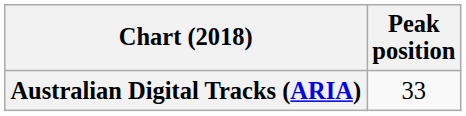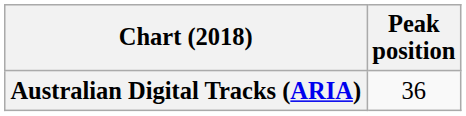(414, 90) 33 -> (414, 90) 36
